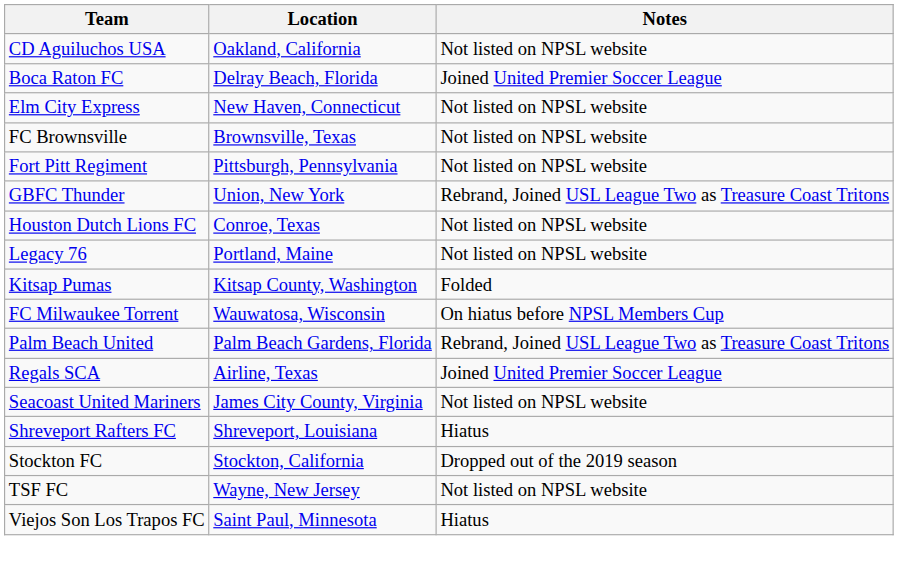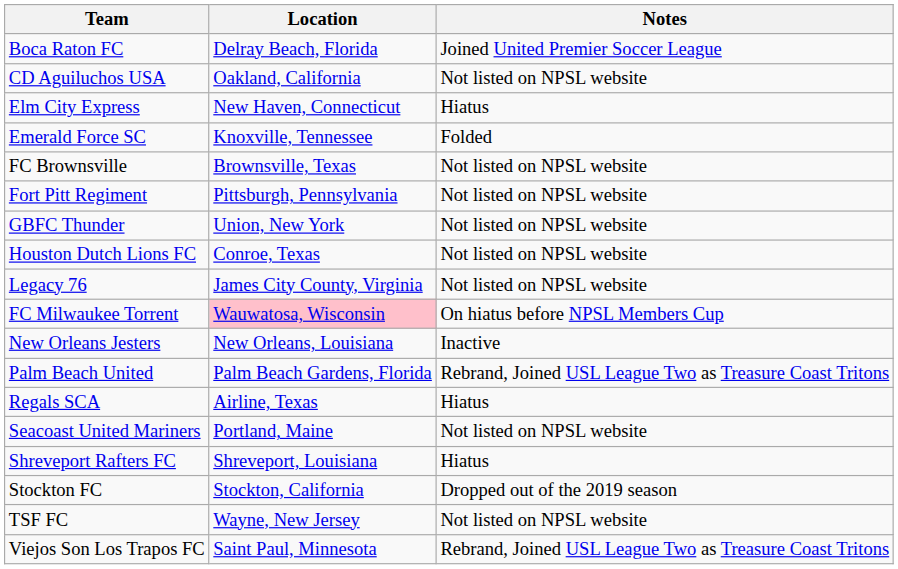rows swapped: (66, 78) <-> (87, 48)
(544, 107) Not listed on NPSL website -> (465, 107) Hiatus
+ row: (77, 136)
(665, 195) Rebrand, Joined USL League Two as Treasure Coast Tritons -> (544, 225) Not listed on NPSL website
(273, 254) Portland, Maine -> (318, 284) James City County, Virginia
- row: (60, 284)
(299, 313) no background -> (299, 313) pink background
+ row: (85, 343)
(581, 372) Joined United Premier Soccer League -> (465, 401) Hiatus
(318, 401) James City County, Virginia -> (273, 431) Portland, Maine
(465, 519) Hiatus -> (665, 549) Rebrand, Joined USL League Two as Treasure Coast Tritons
